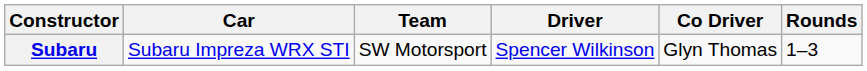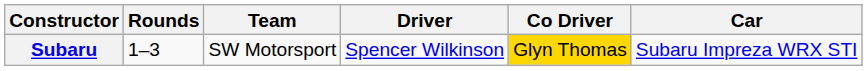columns swapped: (239, 19) <-> (822, 19)
(720, 50) no background -> (570, 50) gold background
